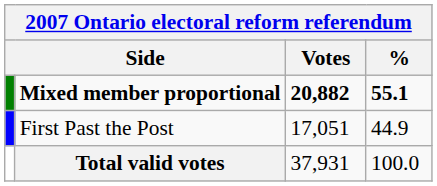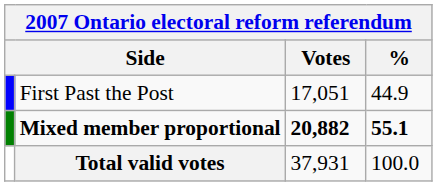rows swapped: (97, 128) <-> (150, 93)
